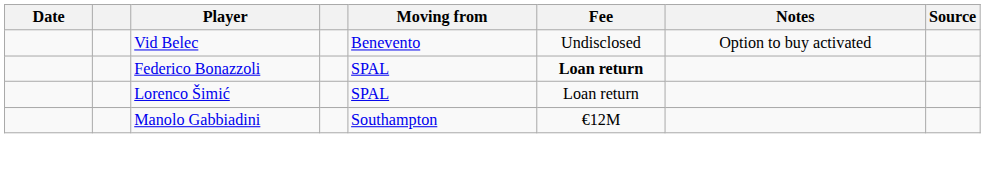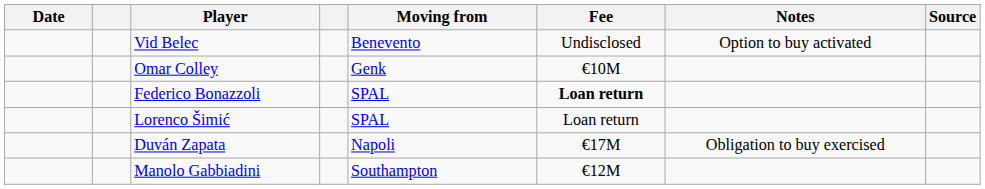+ row: (176, 68)
+ row: (180, 145)
